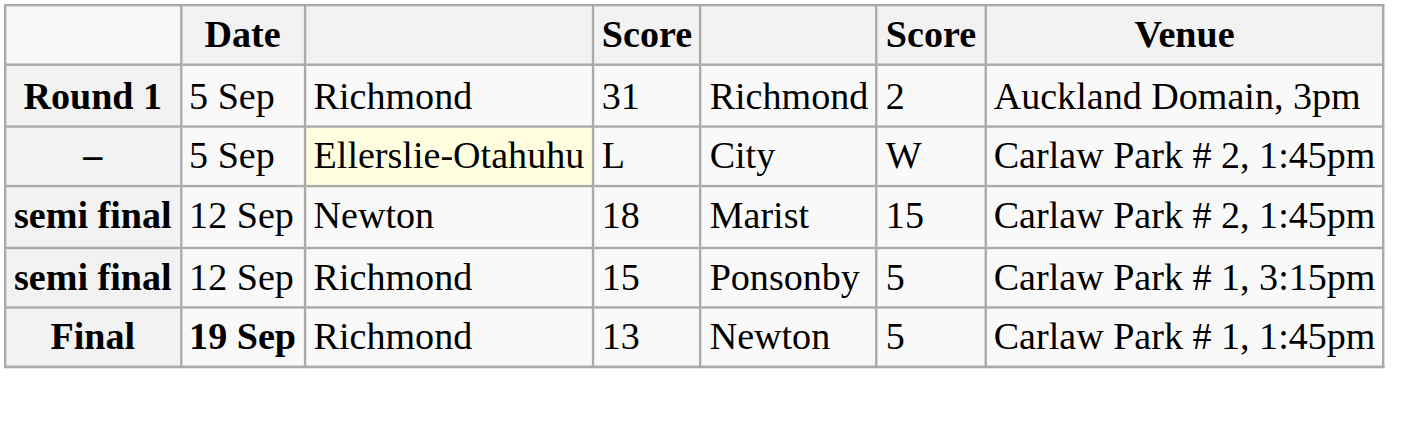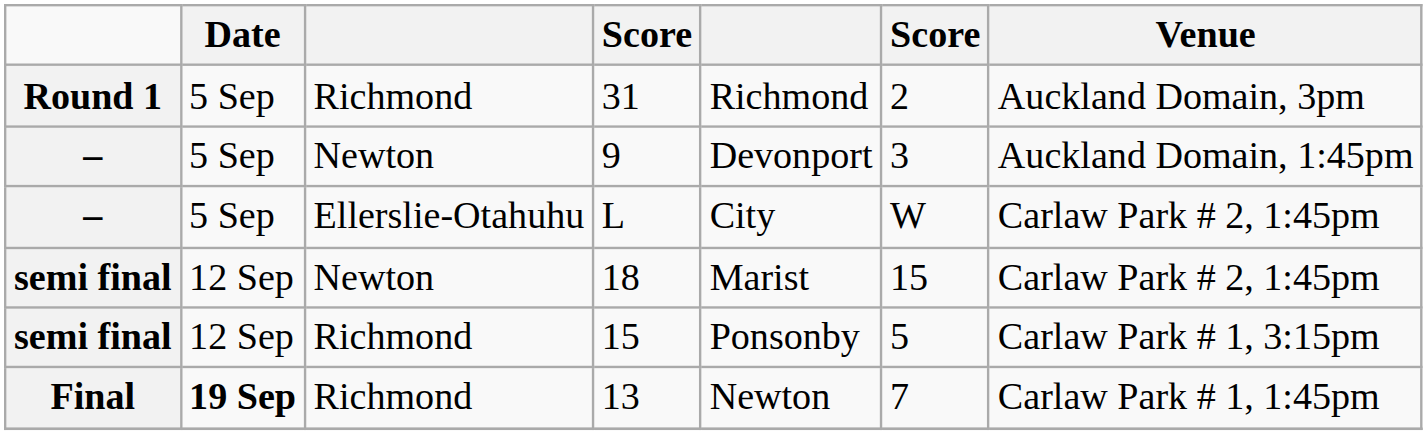+ row: (611, 155)
(449, 155) lightyellow background -> (449, 215) no background
(895, 336) 5 -> (900, 397) 7
